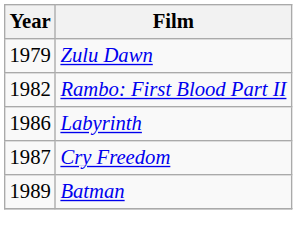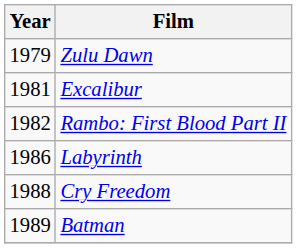+ row: (101, 89)
(30, 158) 1987 -> (30, 192) 1988
